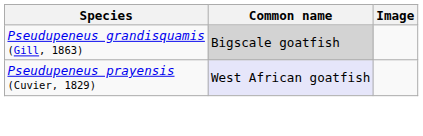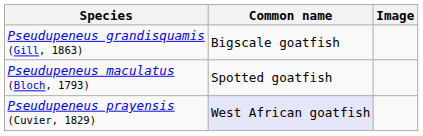(275, 43) lightgrey background -> (275, 43) no background
+ row: (91, 78)
